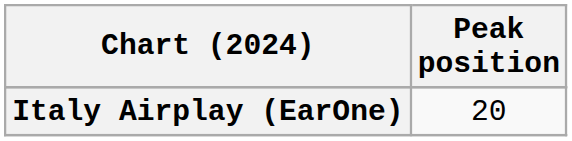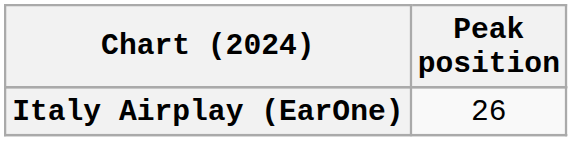(489, 112) 20 -> (489, 112) 26
